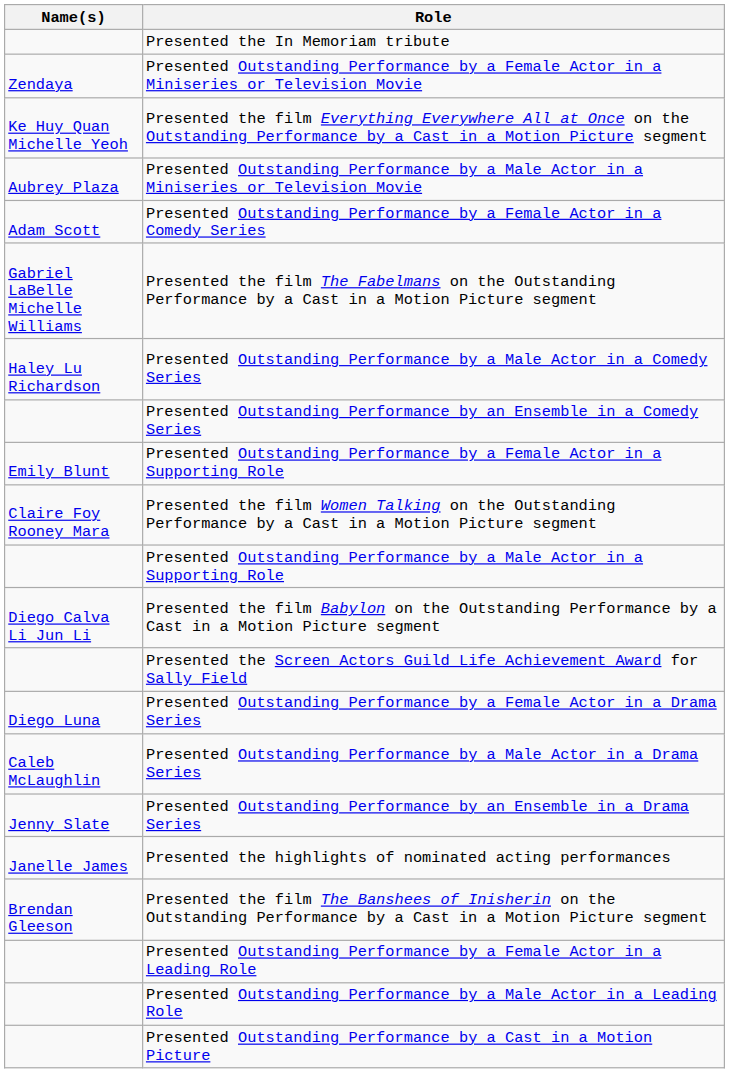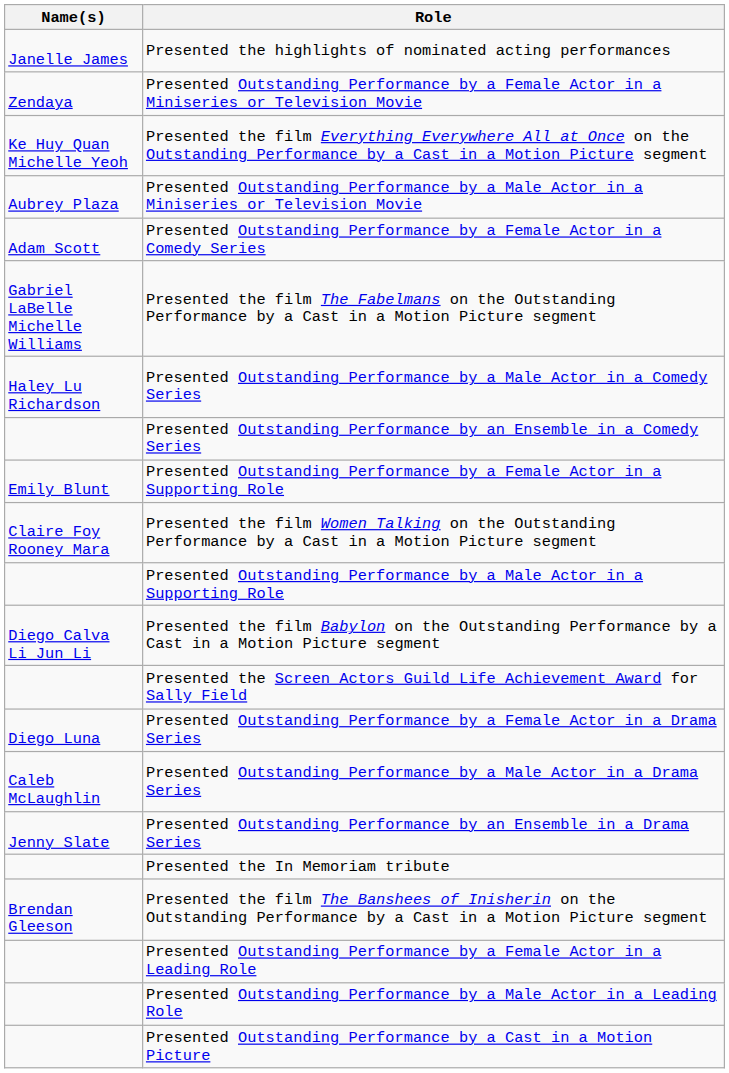rows swapped: (408, 858) <-> (298, 42)
